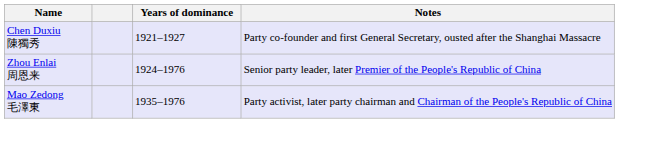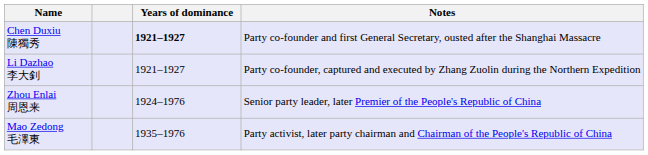(160, 38) normal -> (160, 38) bold
+ row: (30, 69)
